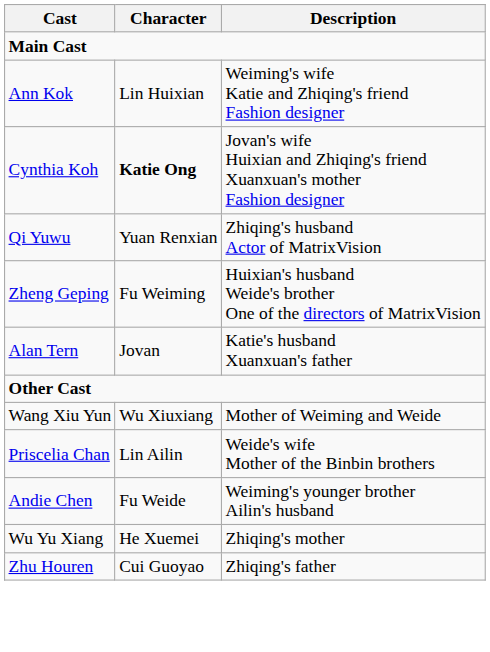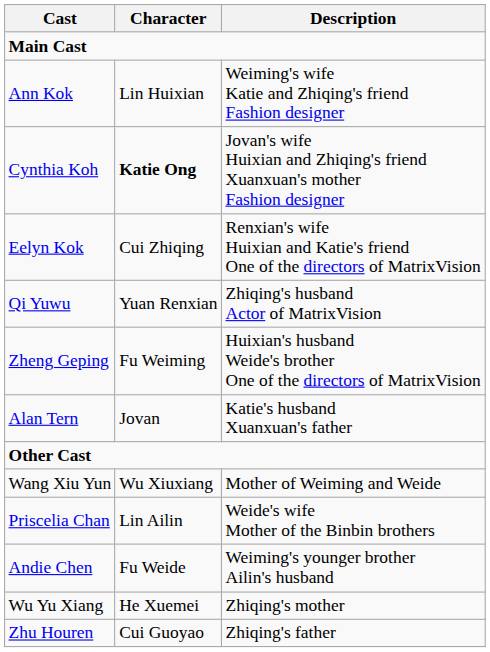+ row: (46, 246)
